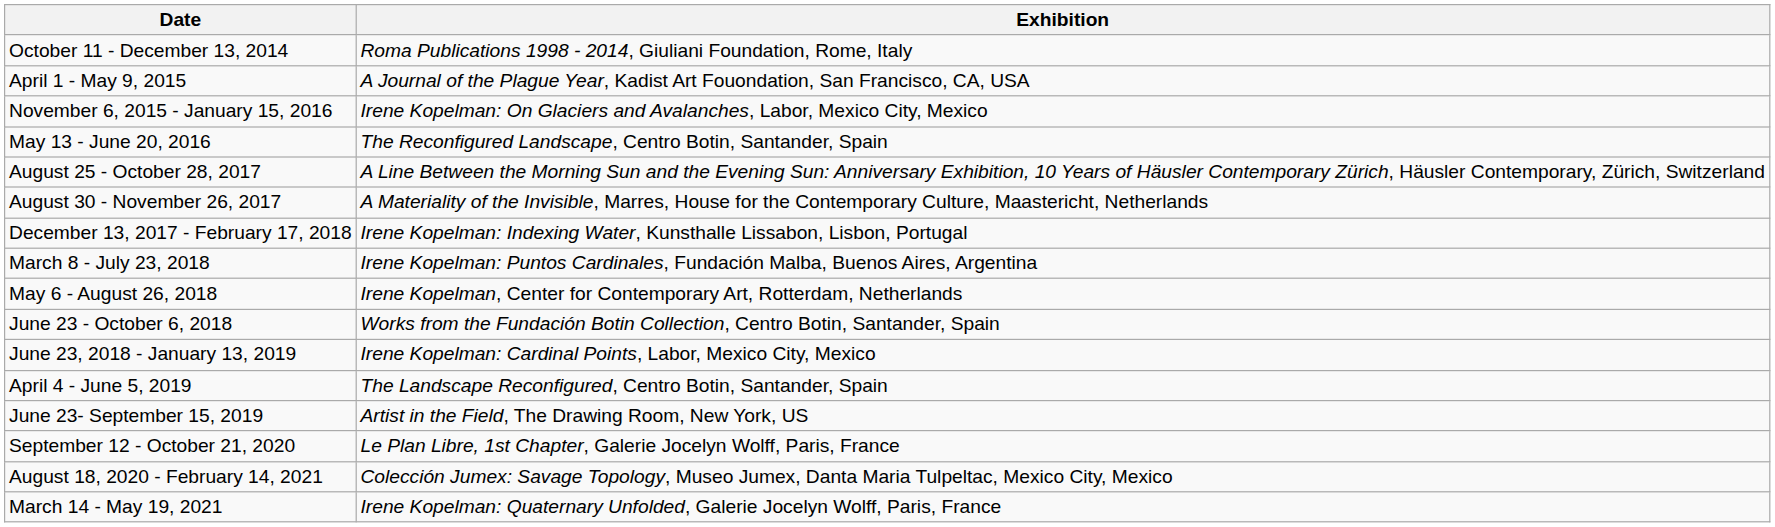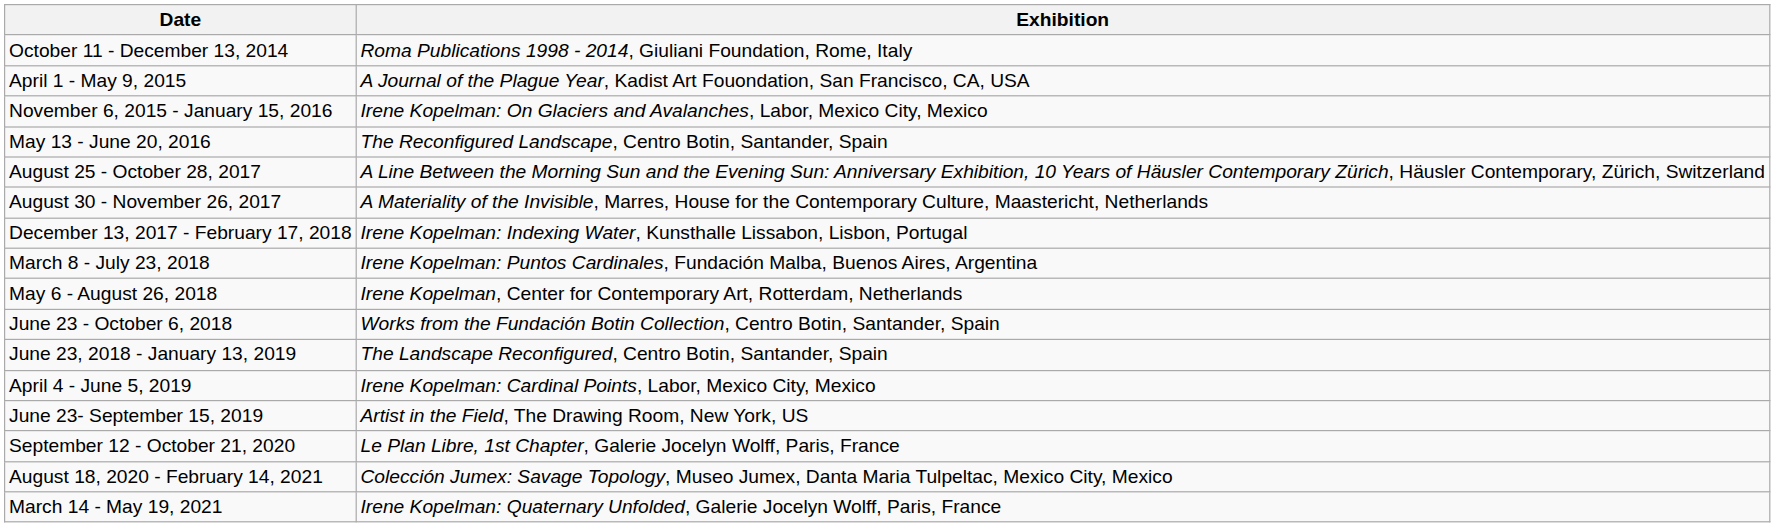(618, 354) Irene Kopelman: Cardinal Points, Labor, Mexico City, Mexico -> (624, 354) The Landscape Reconfigured, Centro Botin, Santander, Spain
(624, 385) The Landscape Reconfigured, Centro Botin, Santander, Spain -> (618, 385) Irene Kopelman: Cardinal Points, Labor, Mexico City, Mexico
